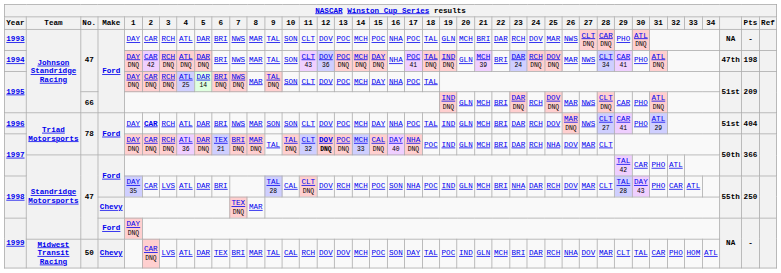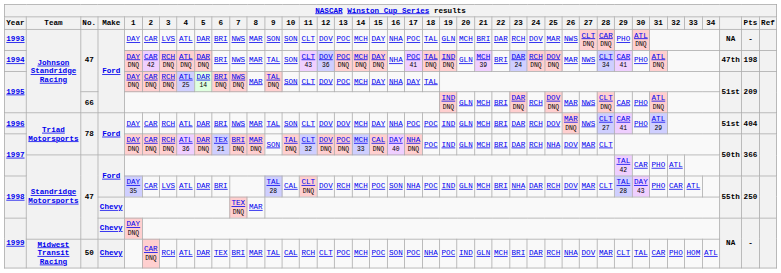(168, 39) RCH -> (168, 39) LVS
(273, 39) TAL -> (273, 39) SON
(378, 39) POC -> (378, 39) DAY
(413, 81) POC -> (413, 81) DAY
(151, 123) bold -> (151, 123) normal
(273, 123) SON -> (273, 123) TAL
(343, 123) POC -> (343, 123) DOV
(431, 123) TAL -> (431, 123) POC
(273, 144) TAL -> (273, 144) SON
(326, 144) bold -> (326, 144) normal
(111, 228) Ford -> (111, 228) Chevy
(168, 253) LVS -> (168, 253) RCH
(326, 253) DOV -> (326, 253) CLT
(343, 253) DOV -> (343, 253) POC
(413, 253) DAY -> (413, 253) POC
(431, 253) TAL -> (431, 253) NHA
